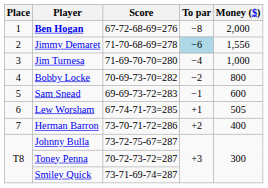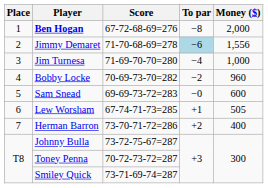(238, 77) 800 -> (238, 77) 960
(197, 93) −1 -> (197, 93) −0
